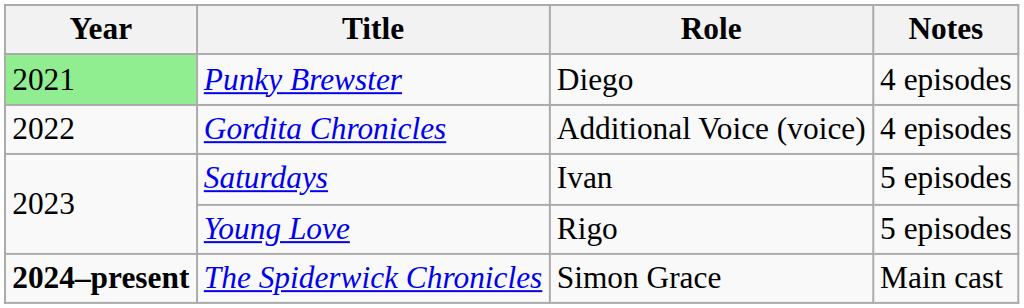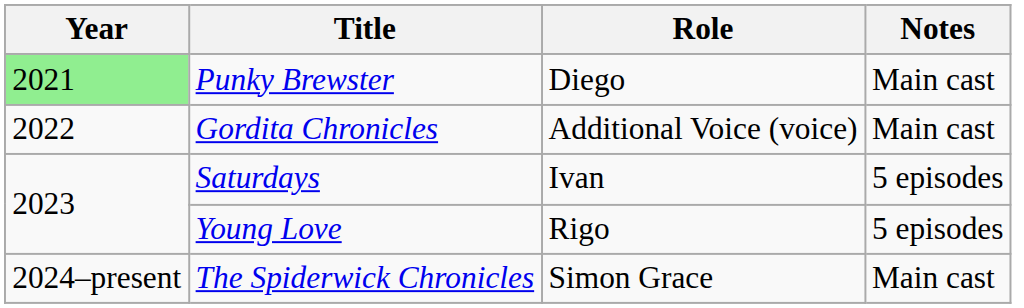(946, 79) 4 episodes -> (933, 79) Main cast
(946, 128) 4 episodes -> (933, 128) Main cast
(101, 278) bold -> (97, 278) normal
